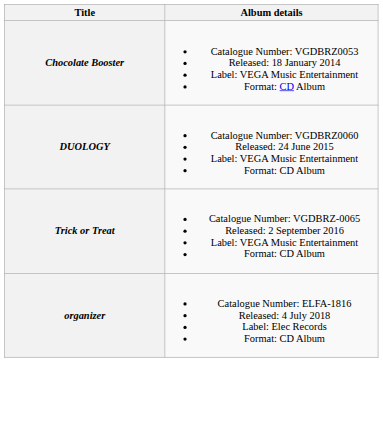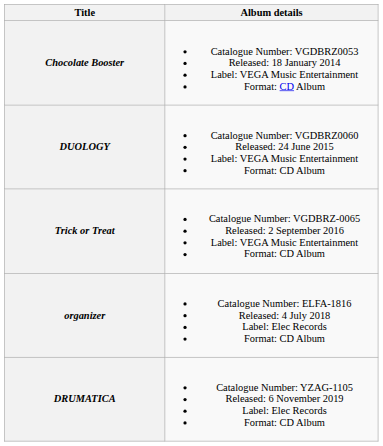+ row: (85, 399)
